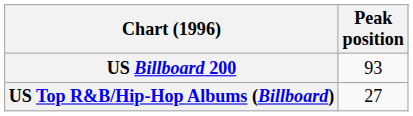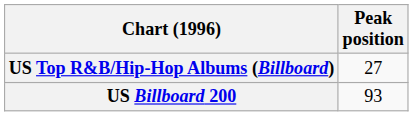rows swapped: (172, 67) <-> (172, 96)
